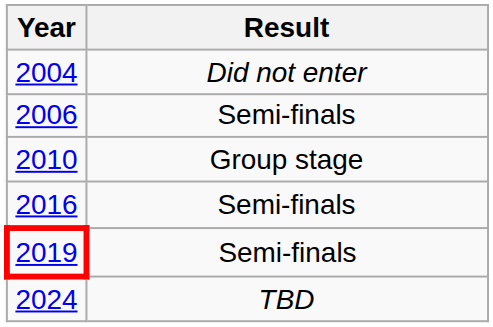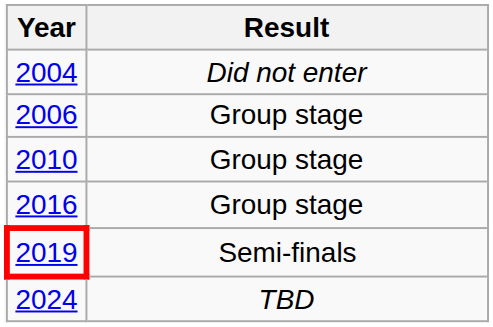(287, 116) Semi-finals -> (287, 116) Group stage
(287, 205) Semi-finals -> (287, 205) Group stage
